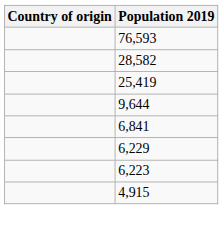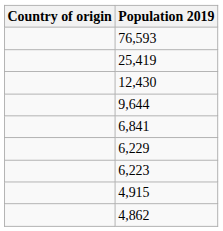- row: (137, 60)
+ row: (137, 82)
+ row: (134, 215)
